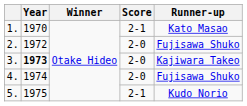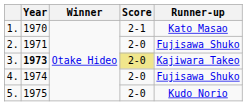(35, 45) 1972 -> (35, 45) 1971
(137, 61) no background -> (137, 61) khaki background
(137, 93) 2-1 -> (137, 93) 2-0
